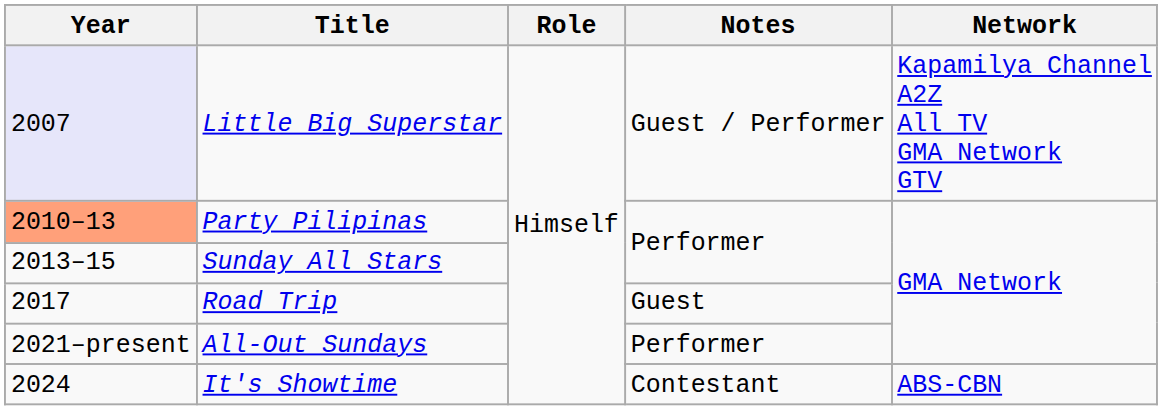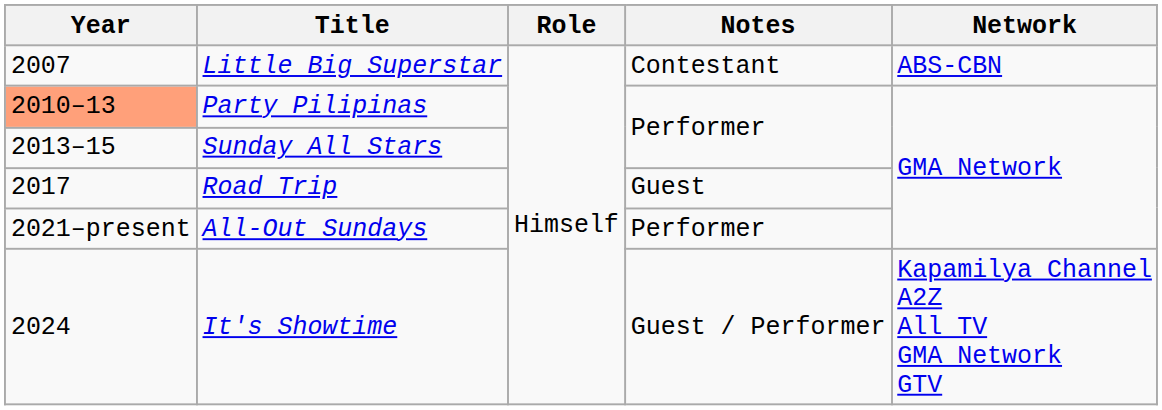(41, 124) lavender background -> (41, 66) no background
(758, 124) Guest / Performer -> (706, 66) Contestant
(1025, 124) Kapamilya Channel A2Z All TV GMA Network GTV -> (950, 66) ABS-CBN
(706, 385) Contestant -> (758, 327) Guest / Performer
(950, 385) ABS-CBN -> (1025, 327) Kapamilya Channel A2Z All TV GMA Network GTV
